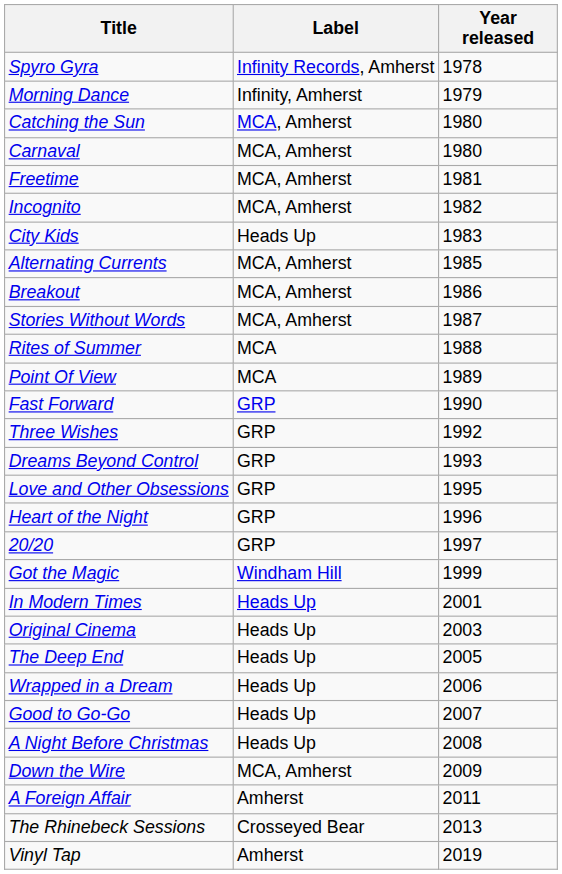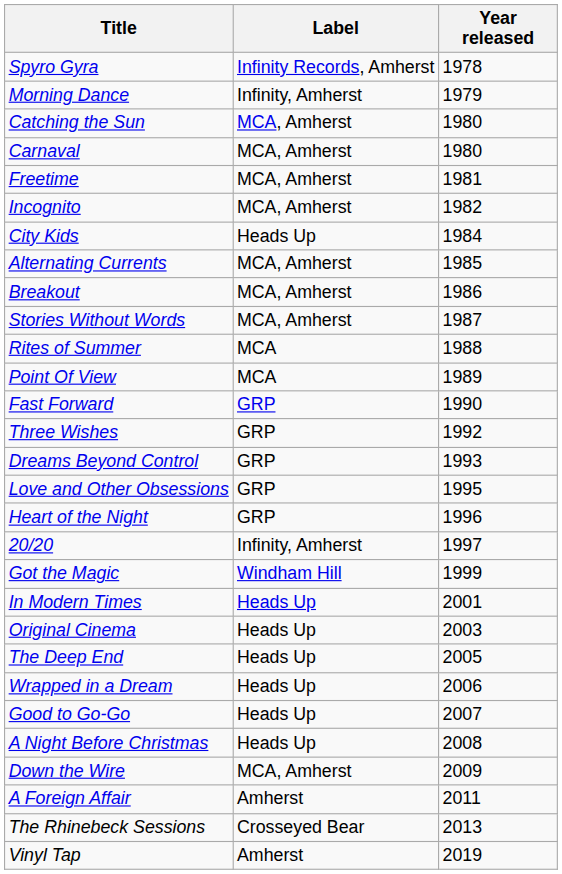(462, 235) 1983 -> (462, 235) 1984
(256, 545) GRP -> (300, 545) Infinity, Amherst
